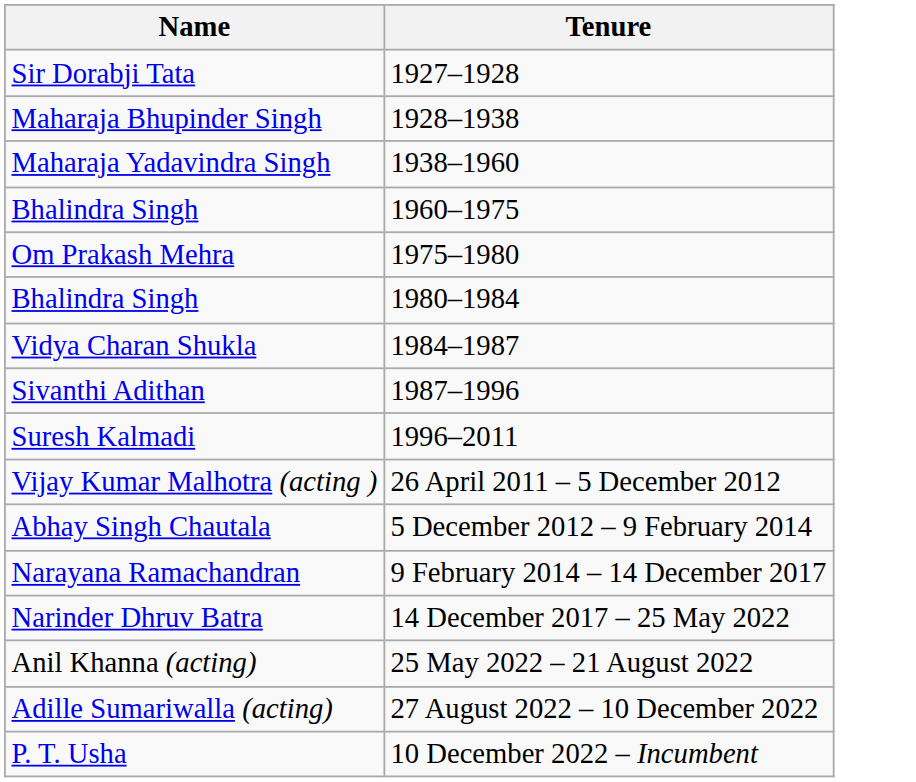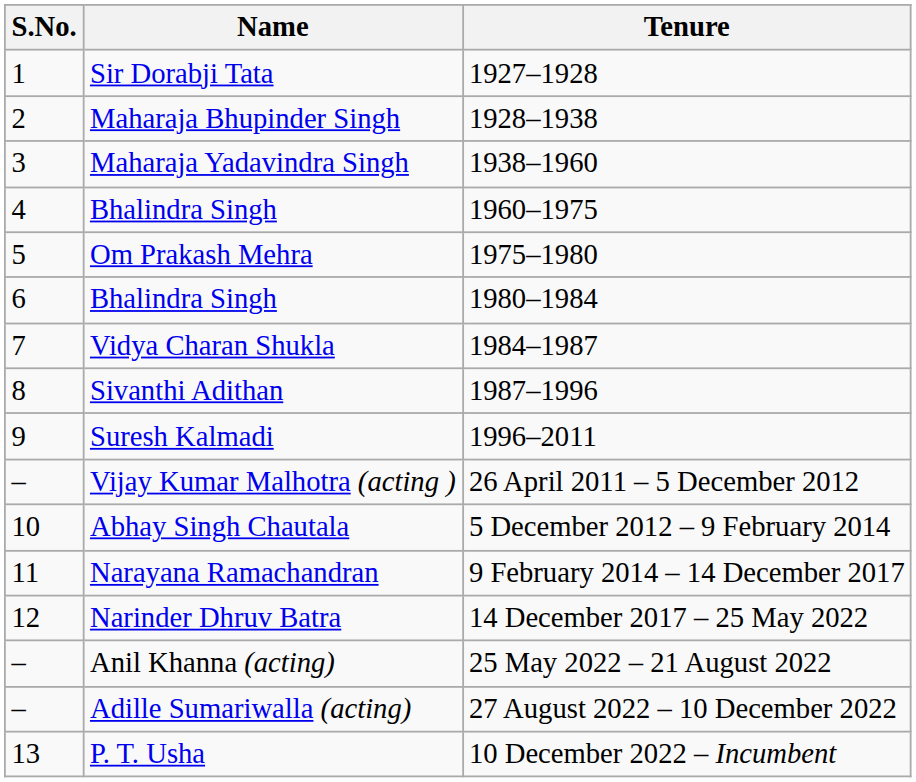+ column: (44, 27)
